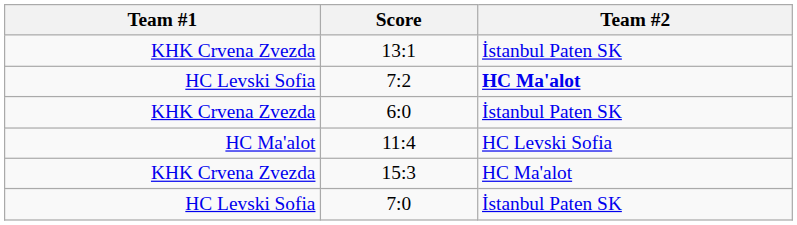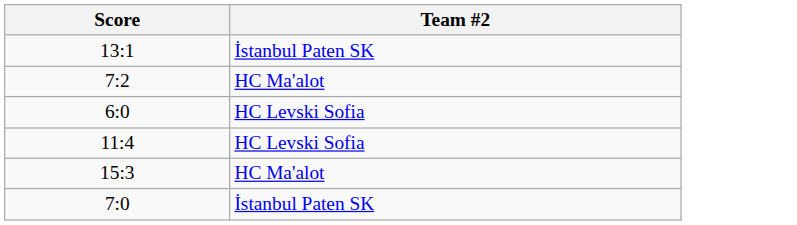- column: (162, 19)
(531, 81) bold -> (279, 81) normal
(552, 111) İstanbul Paten SK -> (299, 111) HC Levski Sofia
